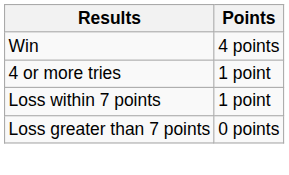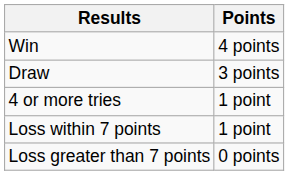+ row: (29, 73)
